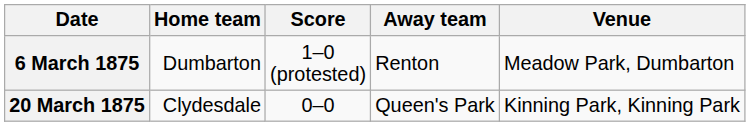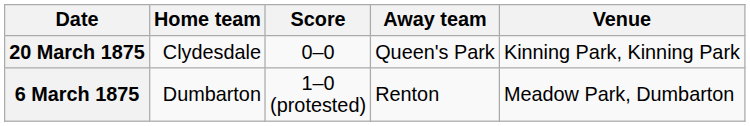rows swapped: (77, 62) <-> (77, 105)
